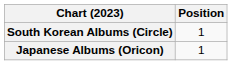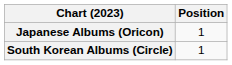rows swapped: (90, 50) <-> (90, 32)
